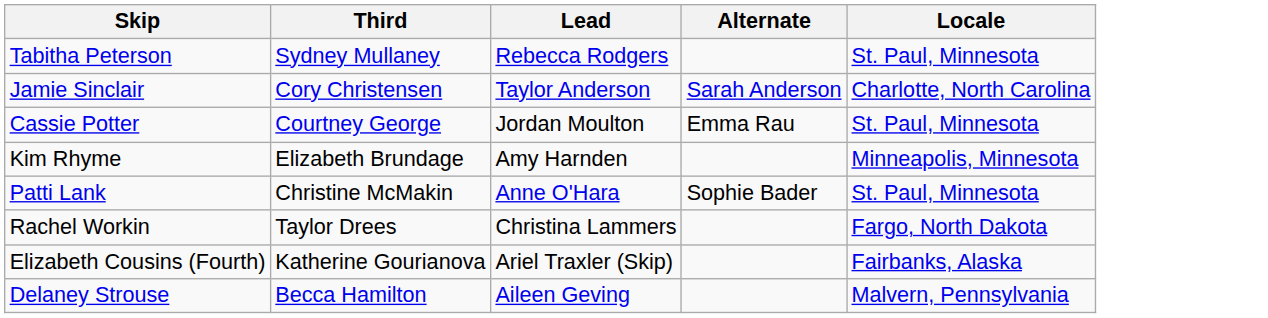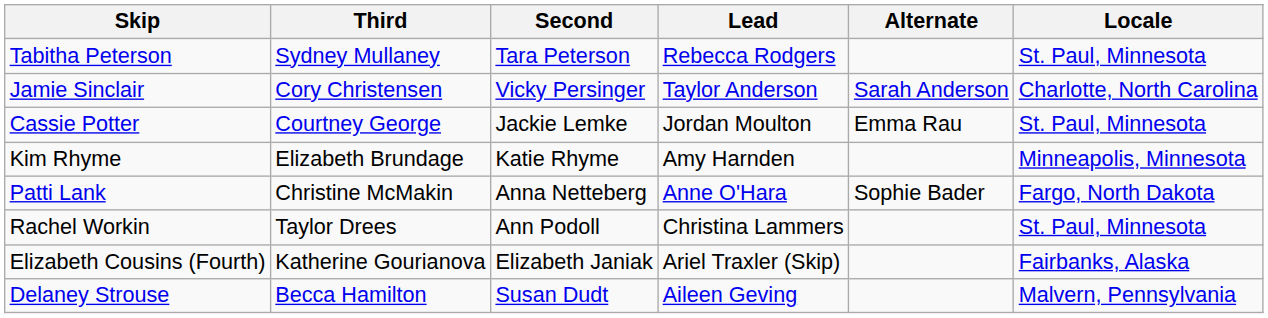+ column: (574, 21)
(945, 192) St. Paul, Minnesota -> (1117, 192) Fargo, North Dakota
(949, 227) Fargo, North Dakota -> (1112, 227) St. Paul, Minnesota
